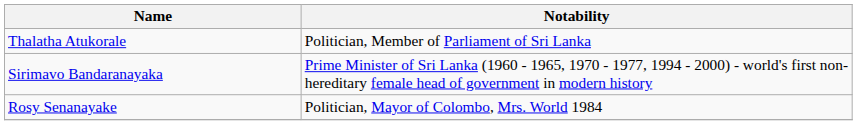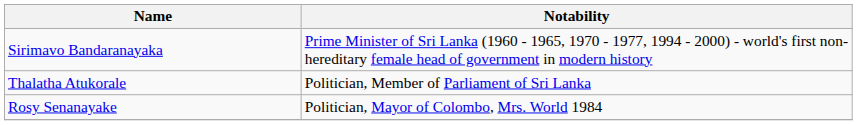rows swapped: (85, 74) <-> (67, 41)
